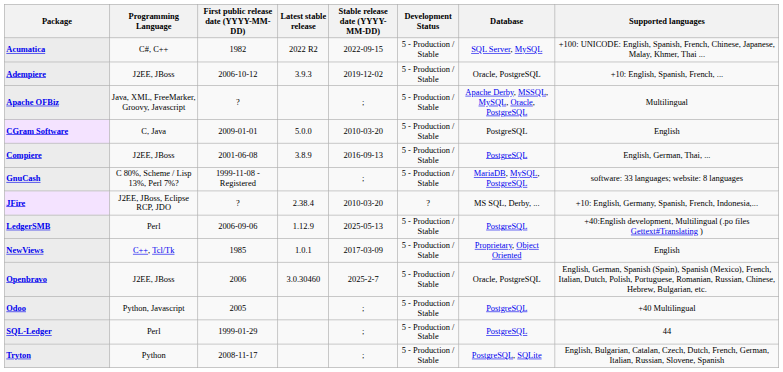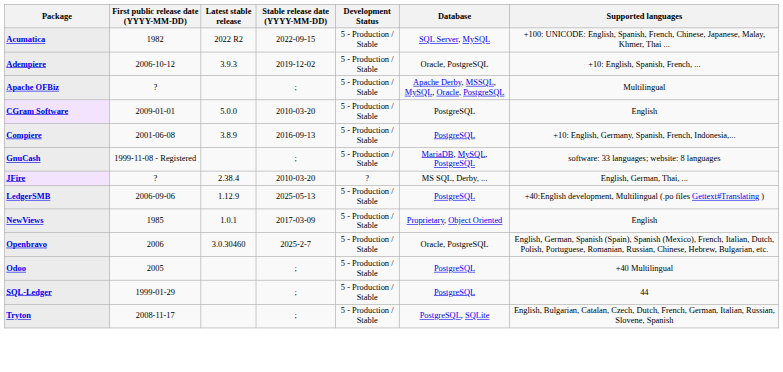- column: (154, 20)
(667, 155) English, German, Thai, ... -> (644, 135) +10: English, Germany, Spanish, French, Indonesia,...
(667, 202) +10: English, Germany, Spanish, French, Indonesia,... -> (644, 177) English, German, Thai, ...
